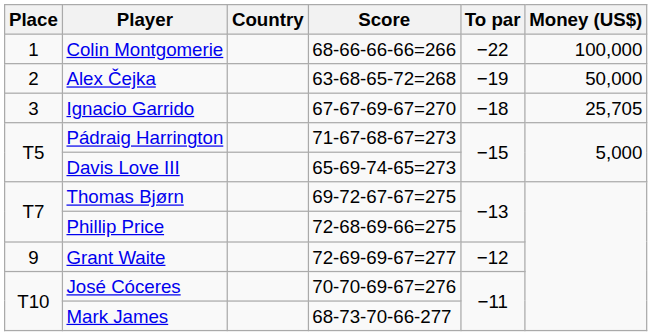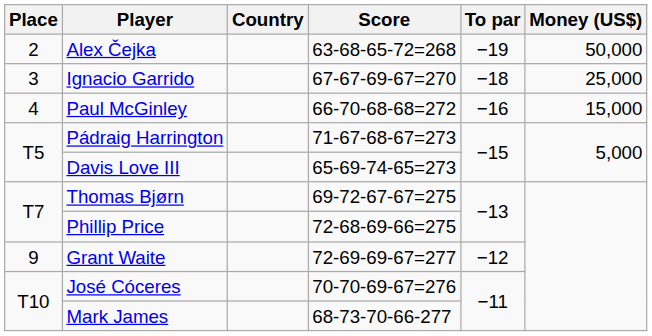- row: (145, 49)
(614, 108) 25,705 -> (614, 79) 25,000
+ row: (127, 108)
